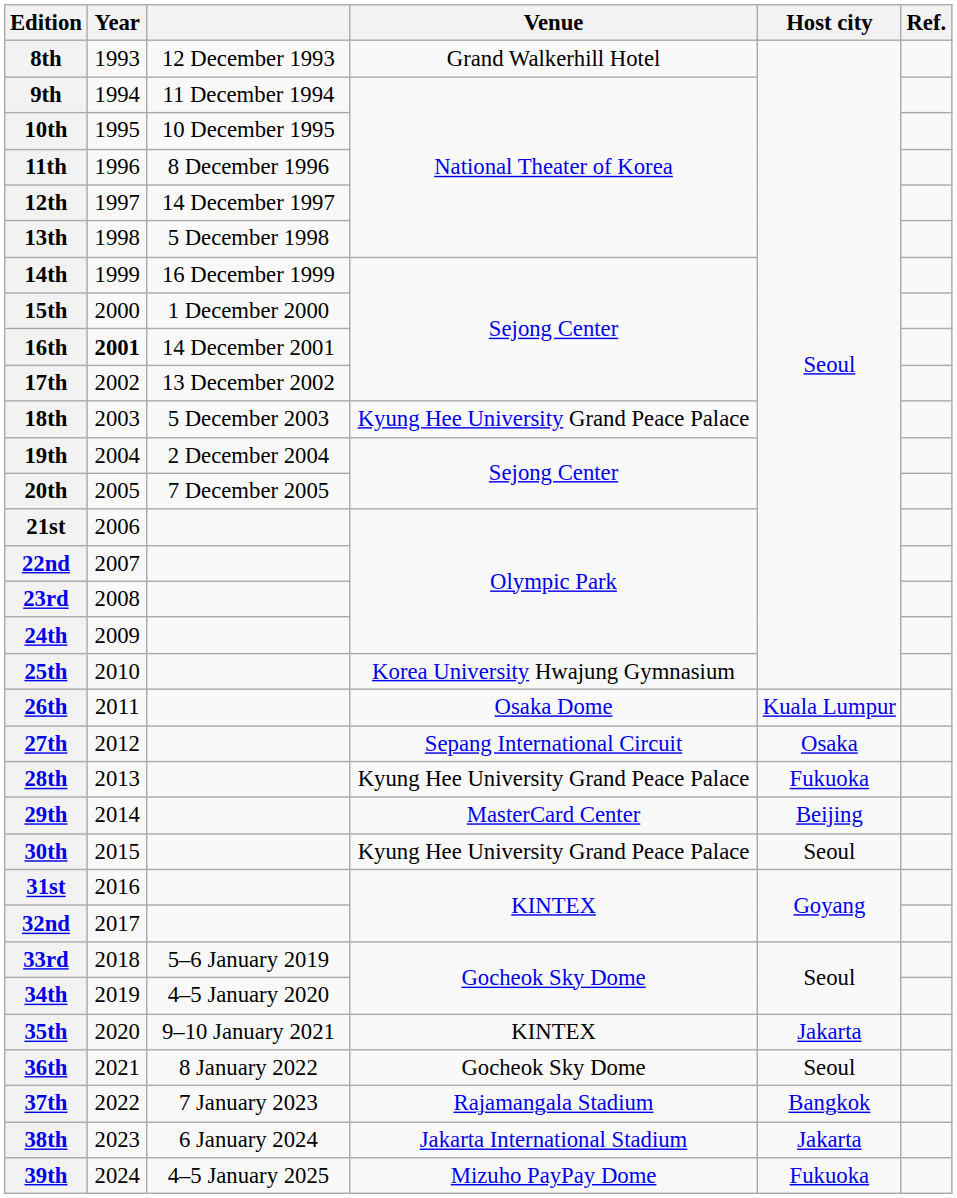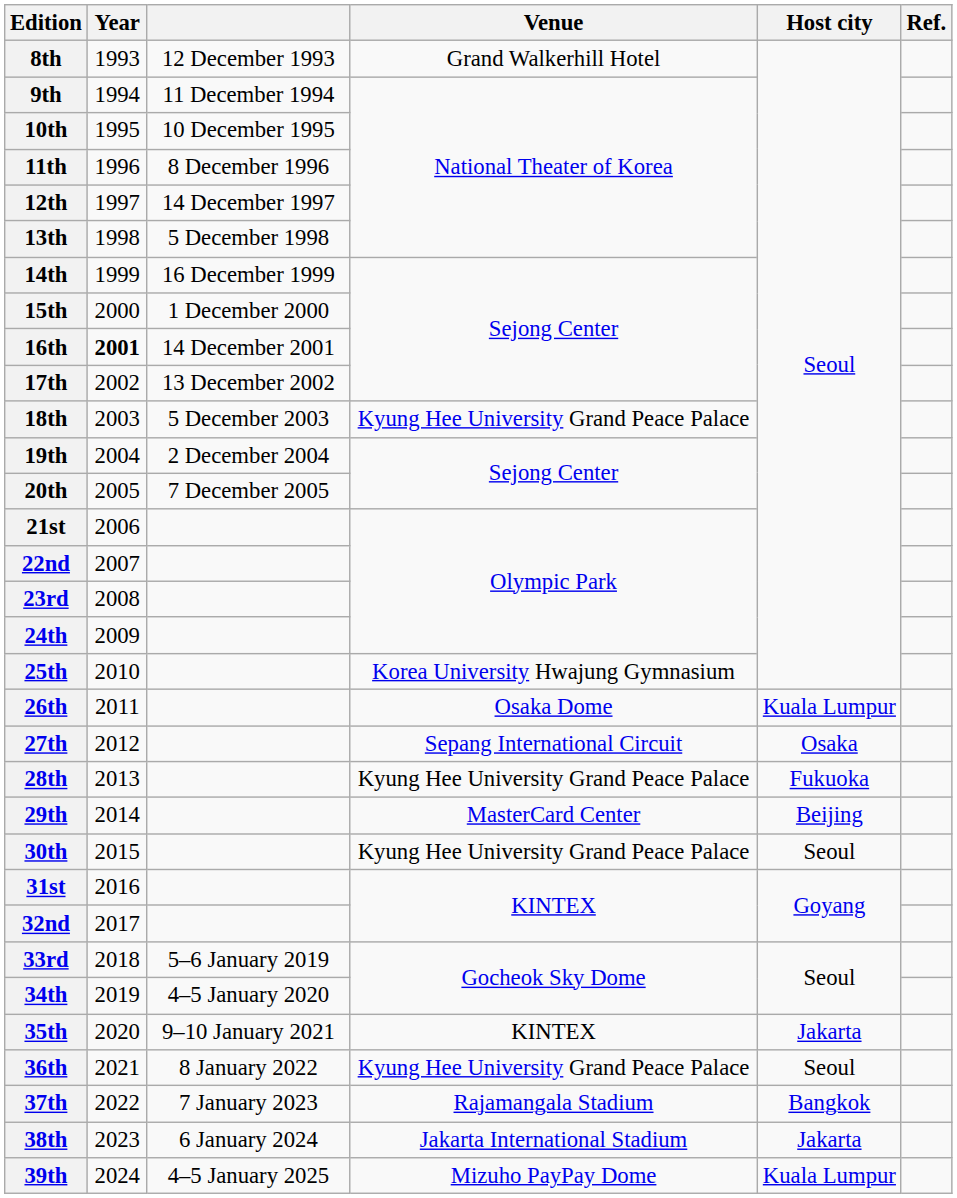(554, 1067) Gocheok Sky Dome -> (554, 1067) Kyung Hee University Grand Peace Palace
(829, 1175) Fukuoka -> (829, 1175) Kuala Lumpur
